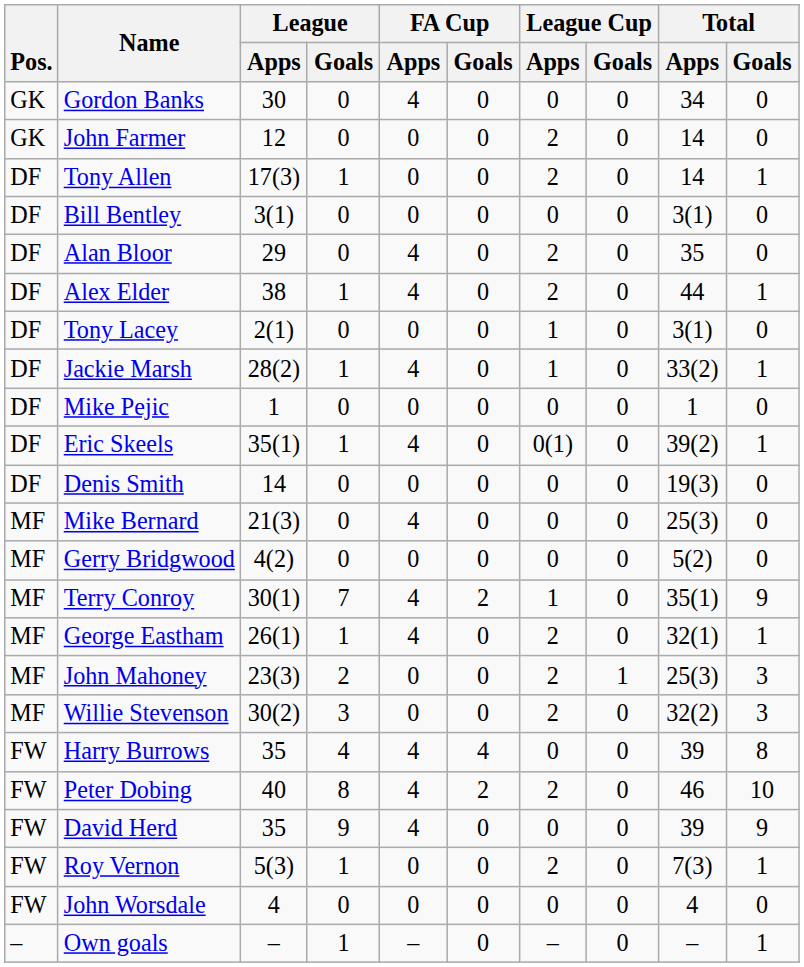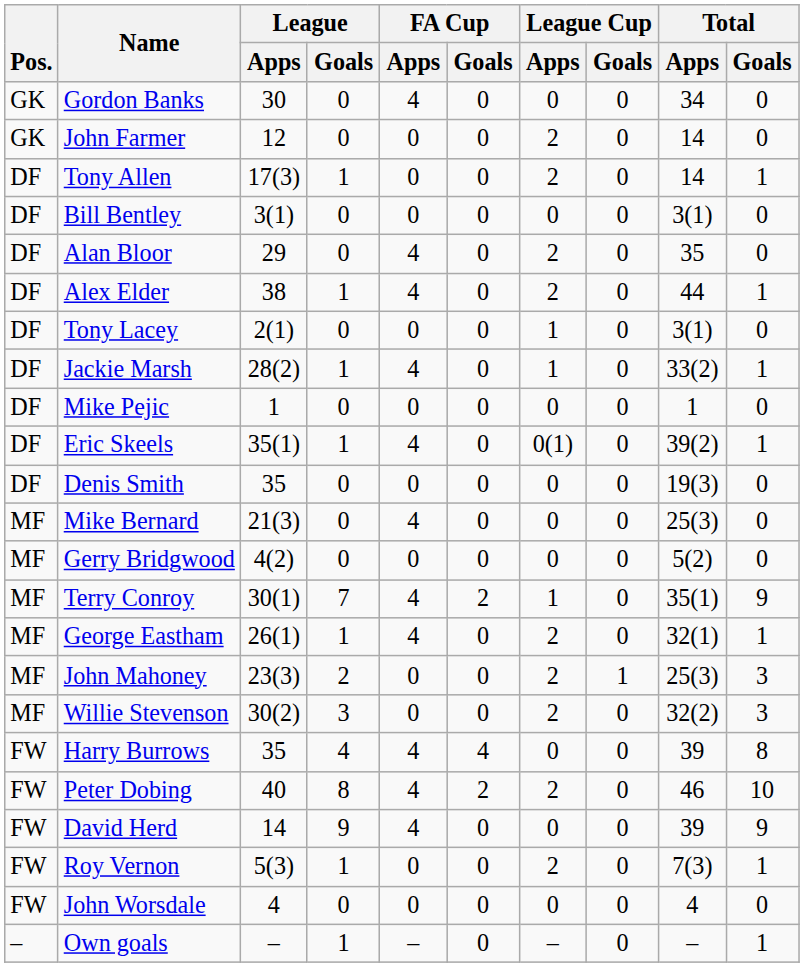(274, 483) 14 -> (274, 483) 35
(274, 828) 35 -> (274, 828) 14
